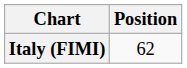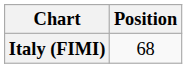(146, 48) 62 -> (146, 48) 68
